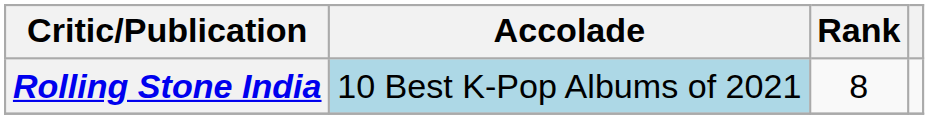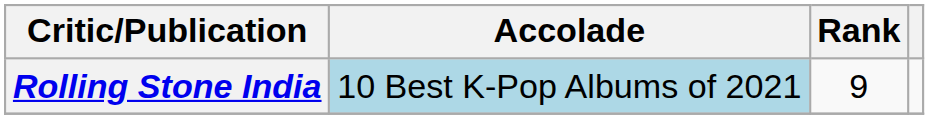(859, 85) 8 -> (859, 85) 9
